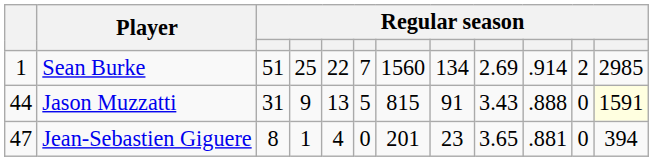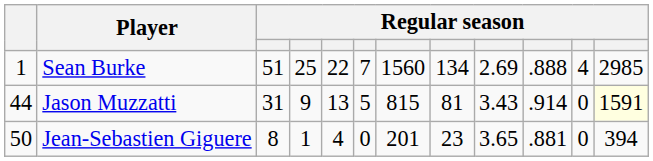(548, 67) .914 -> (548, 67) .888
(583, 67) 2 -> (583, 67) 4
(452, 102) 91 -> (452, 102) 81
(548, 102) .888 -> (548, 102) .914
(21, 138) 47 -> (21, 138) 50
